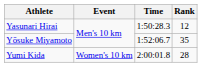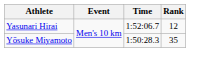(153, 26) 1:50:28.3 -> (142, 26) 1:52:06.7
(153, 41) 1:52:06.7 -> (142, 41) 1:50:28.3
- row: (26, 55)
